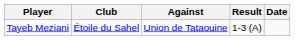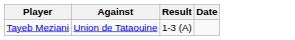- column: (106, 12)
